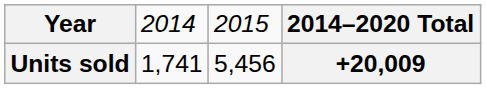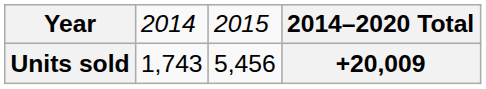(172, 63) 1,741 -> (172, 63) 1,743
